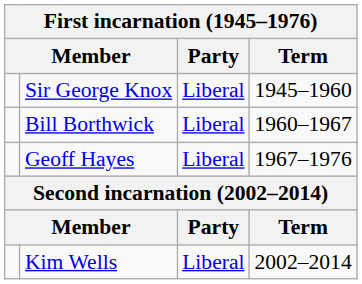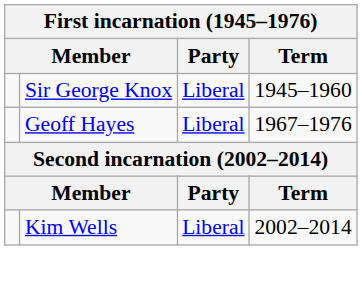- row: (90, 124)
